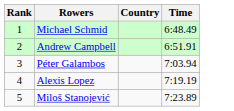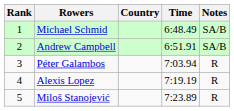+ column: (214, 13)
